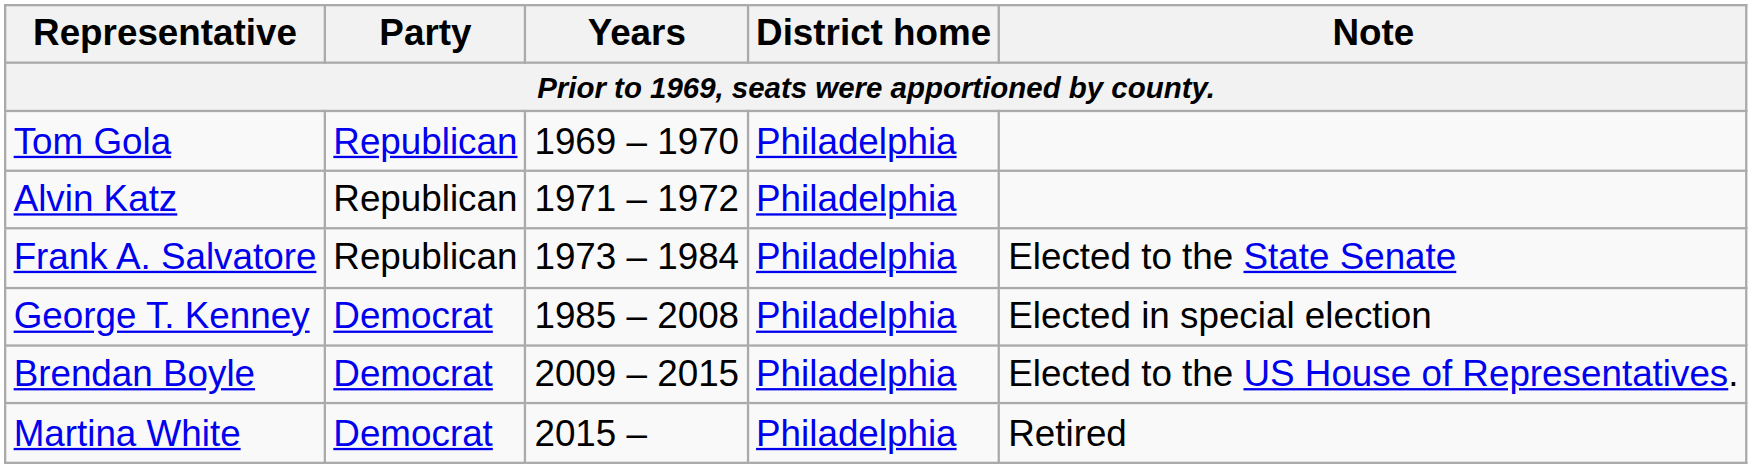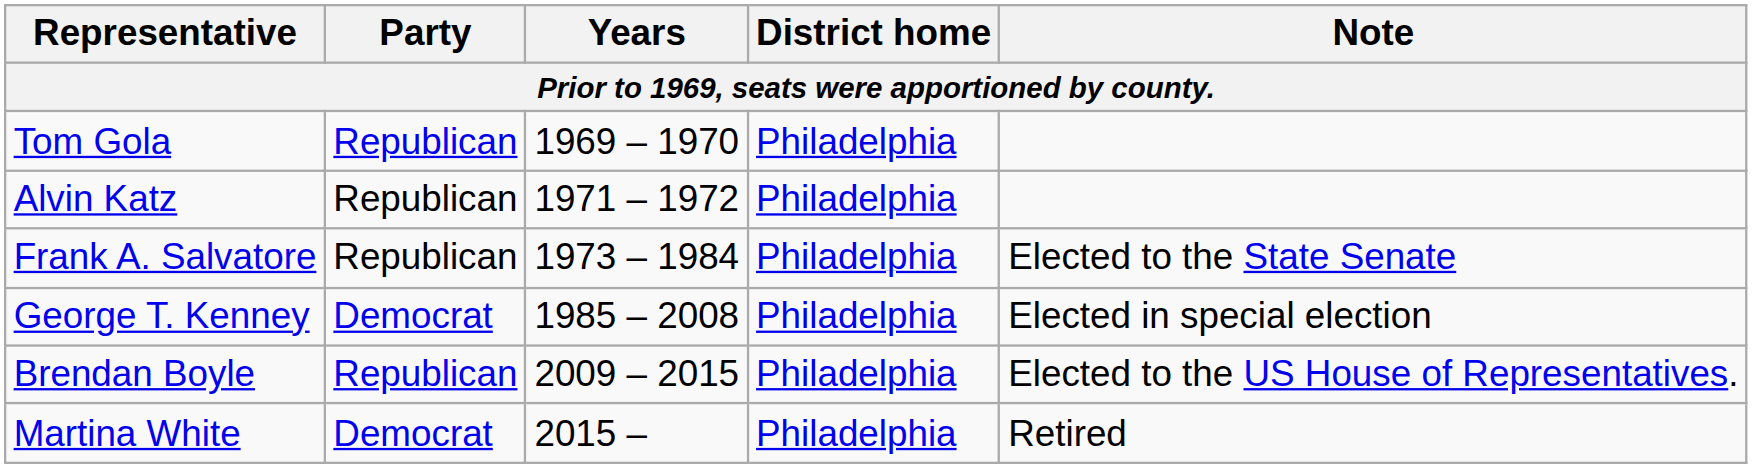(413, 374) Democrat -> (425, 374) Republican
